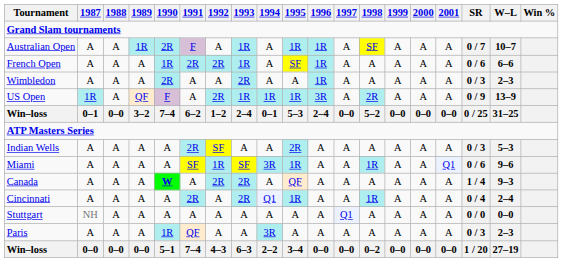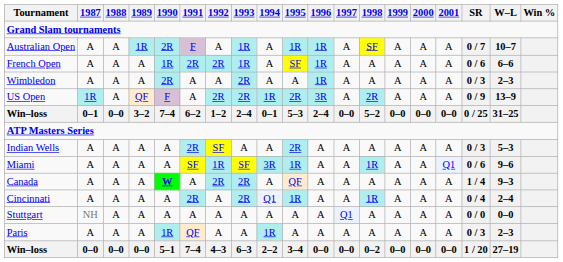(244, 96) 1R -> (244, 96) 2R
(295, 96) 1R -> (295, 96) 2R
(270, 231) 3R -> (270, 231) 1R
